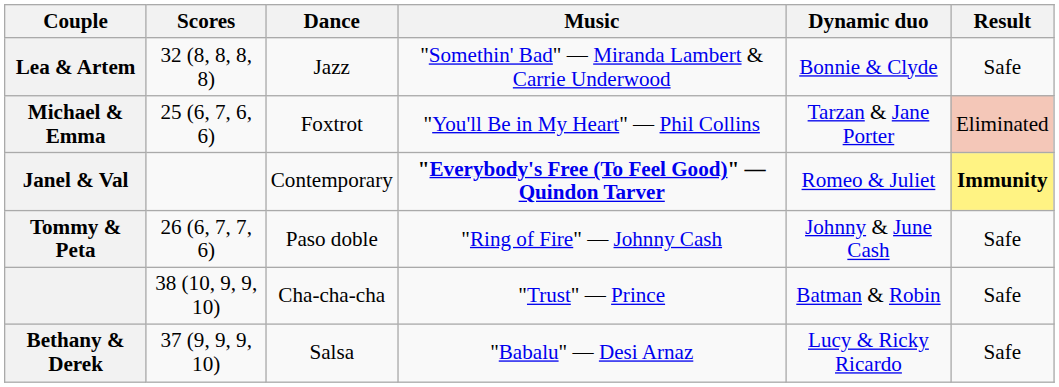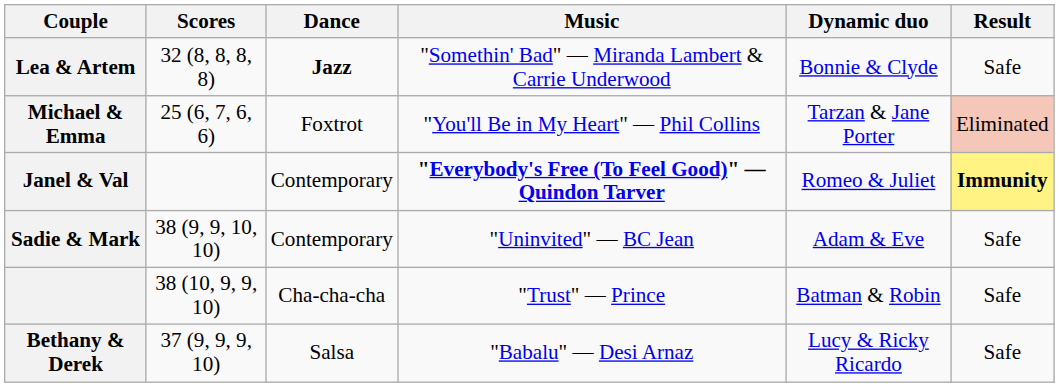(332, 66) normal -> (332, 66) bold
- row: (76, 238)
+ row: (76, 238)
